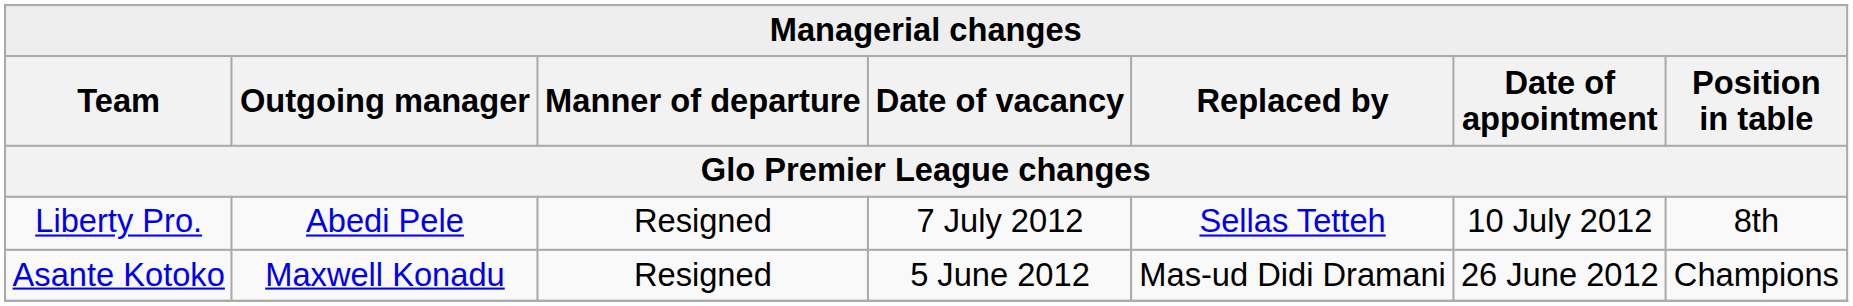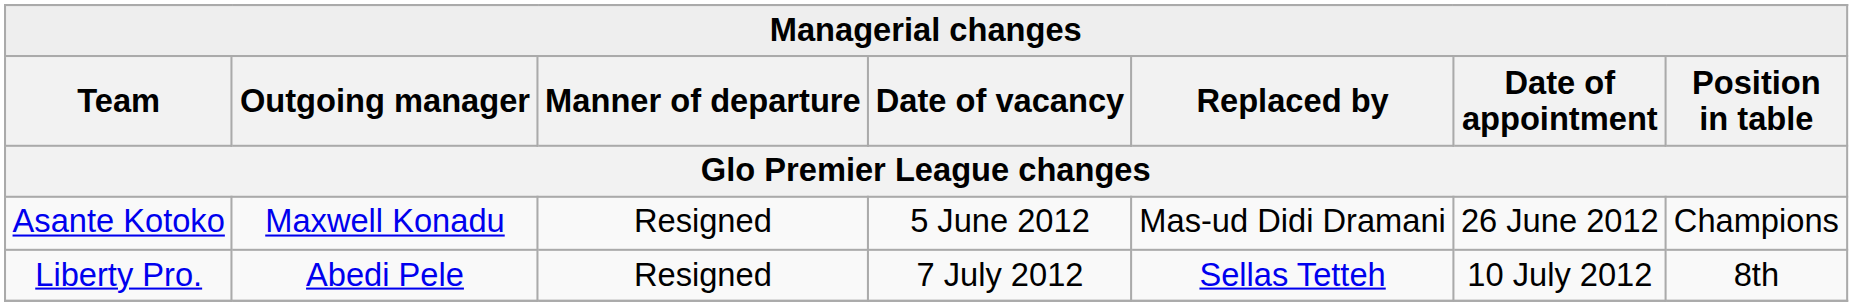rows swapped: (119, 274) <-> (119, 222)
